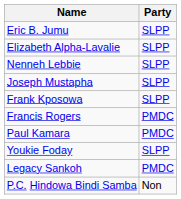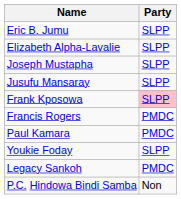- row: (44, 64)
+ row: (48, 82)
(156, 99) no background -> (156, 99) pink background
